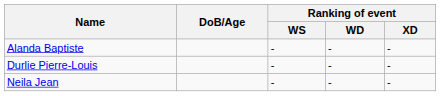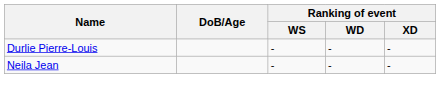- row: (45, 48)
